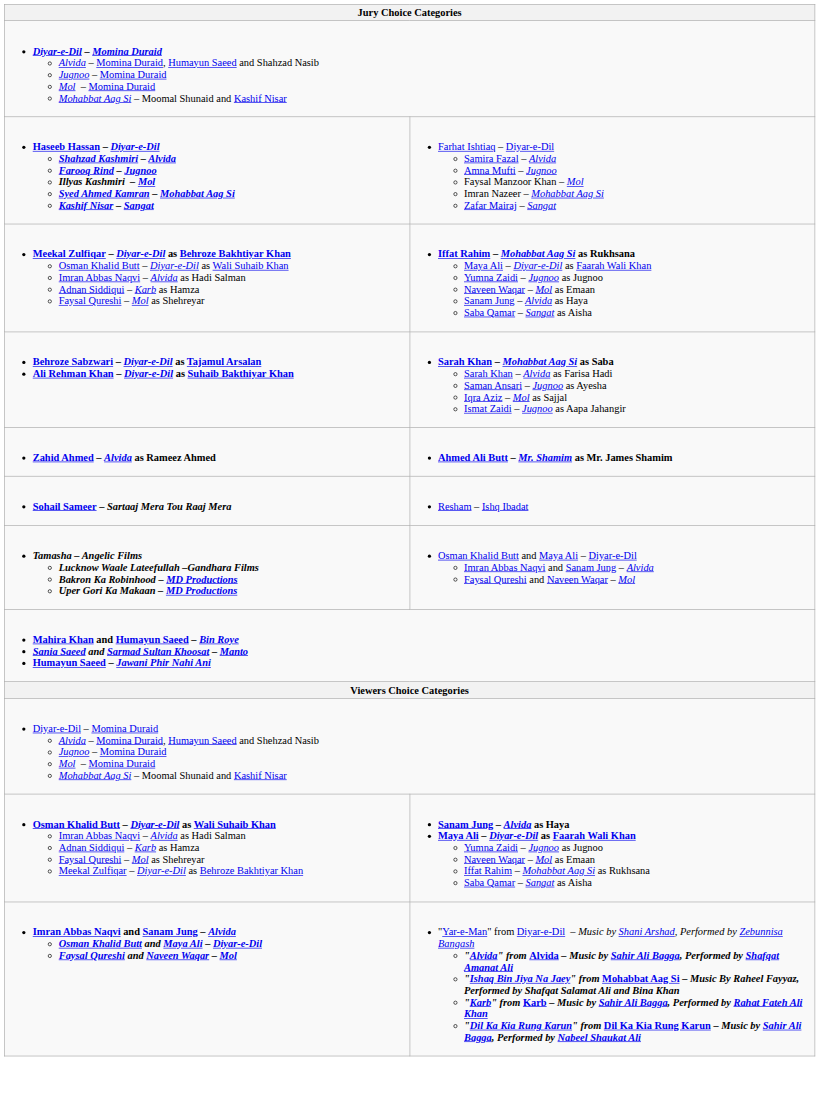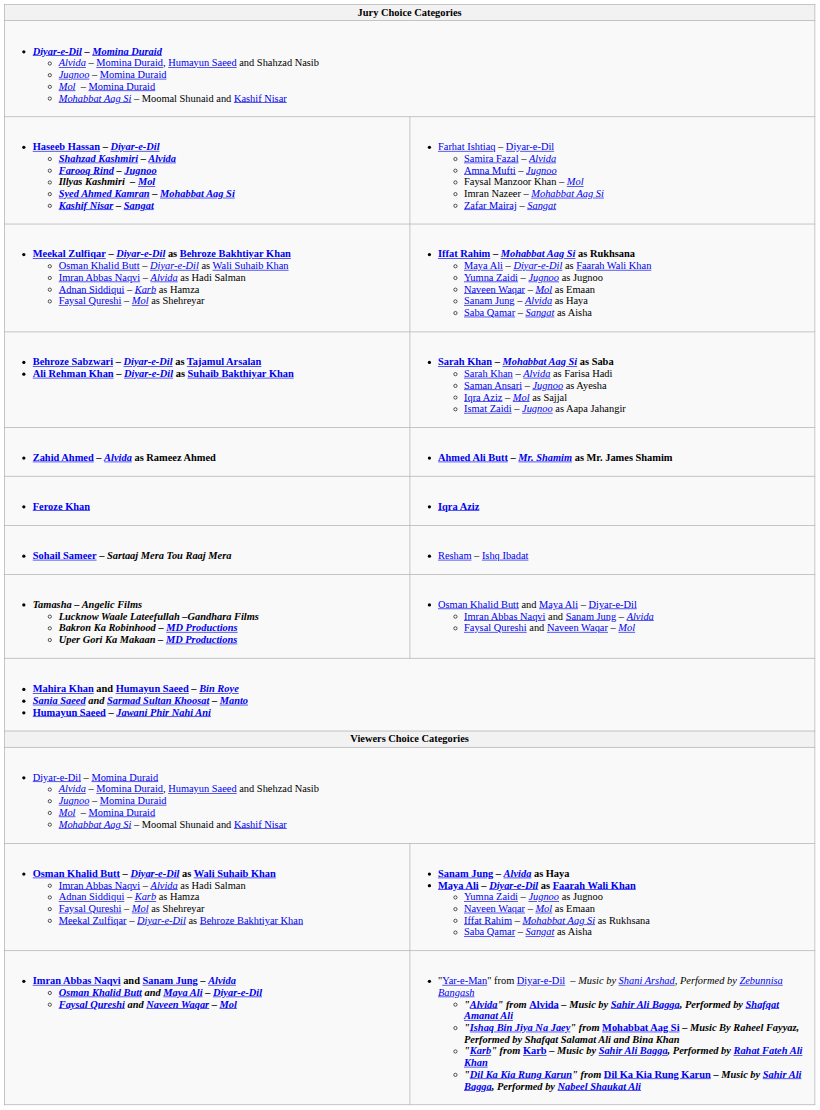+ row: (207, 507)
